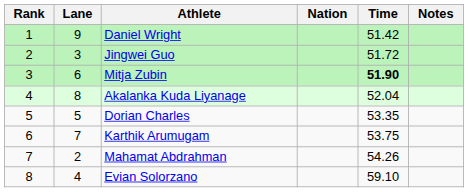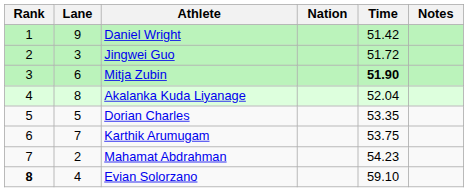(383, 156) 54.26 -> (383, 156) 54.23
(29, 177) normal -> (29, 177) bold
